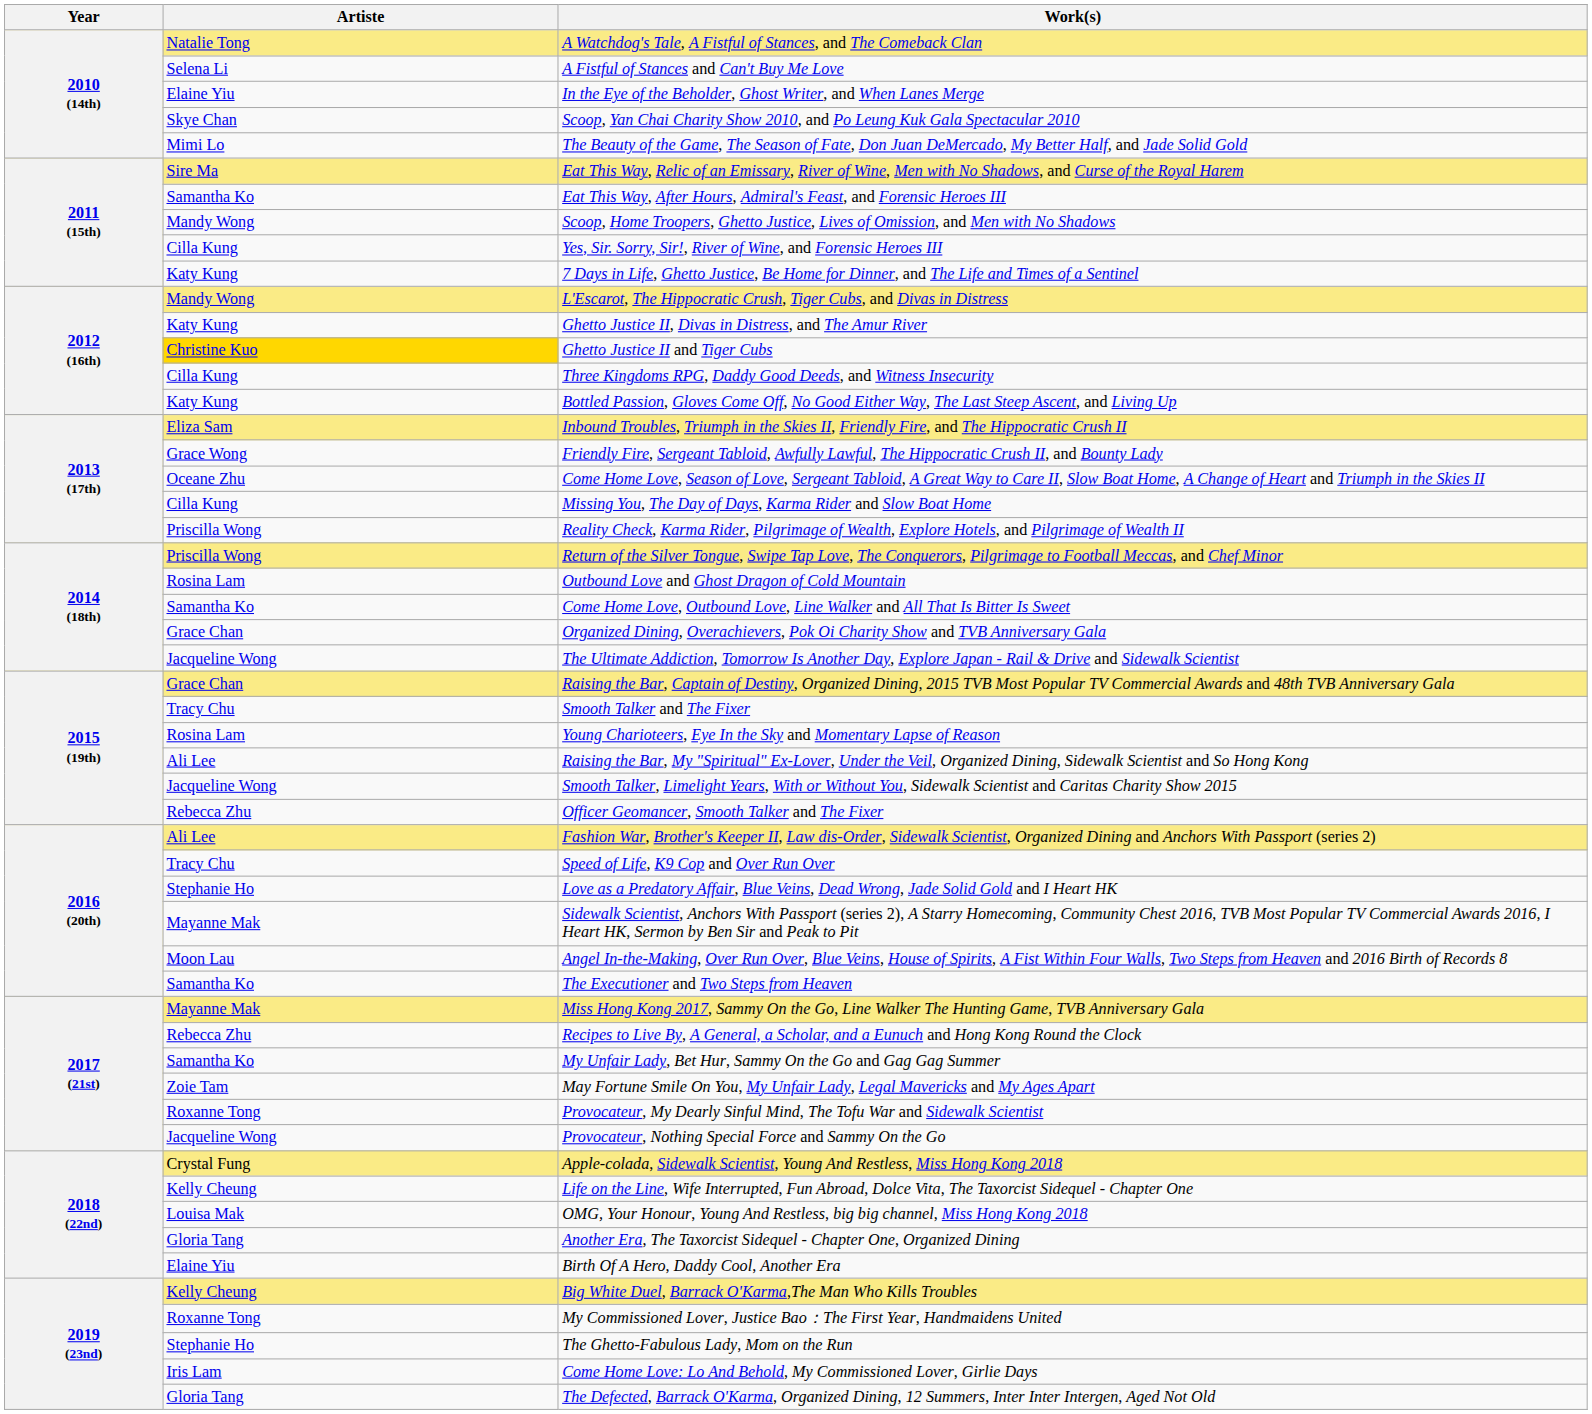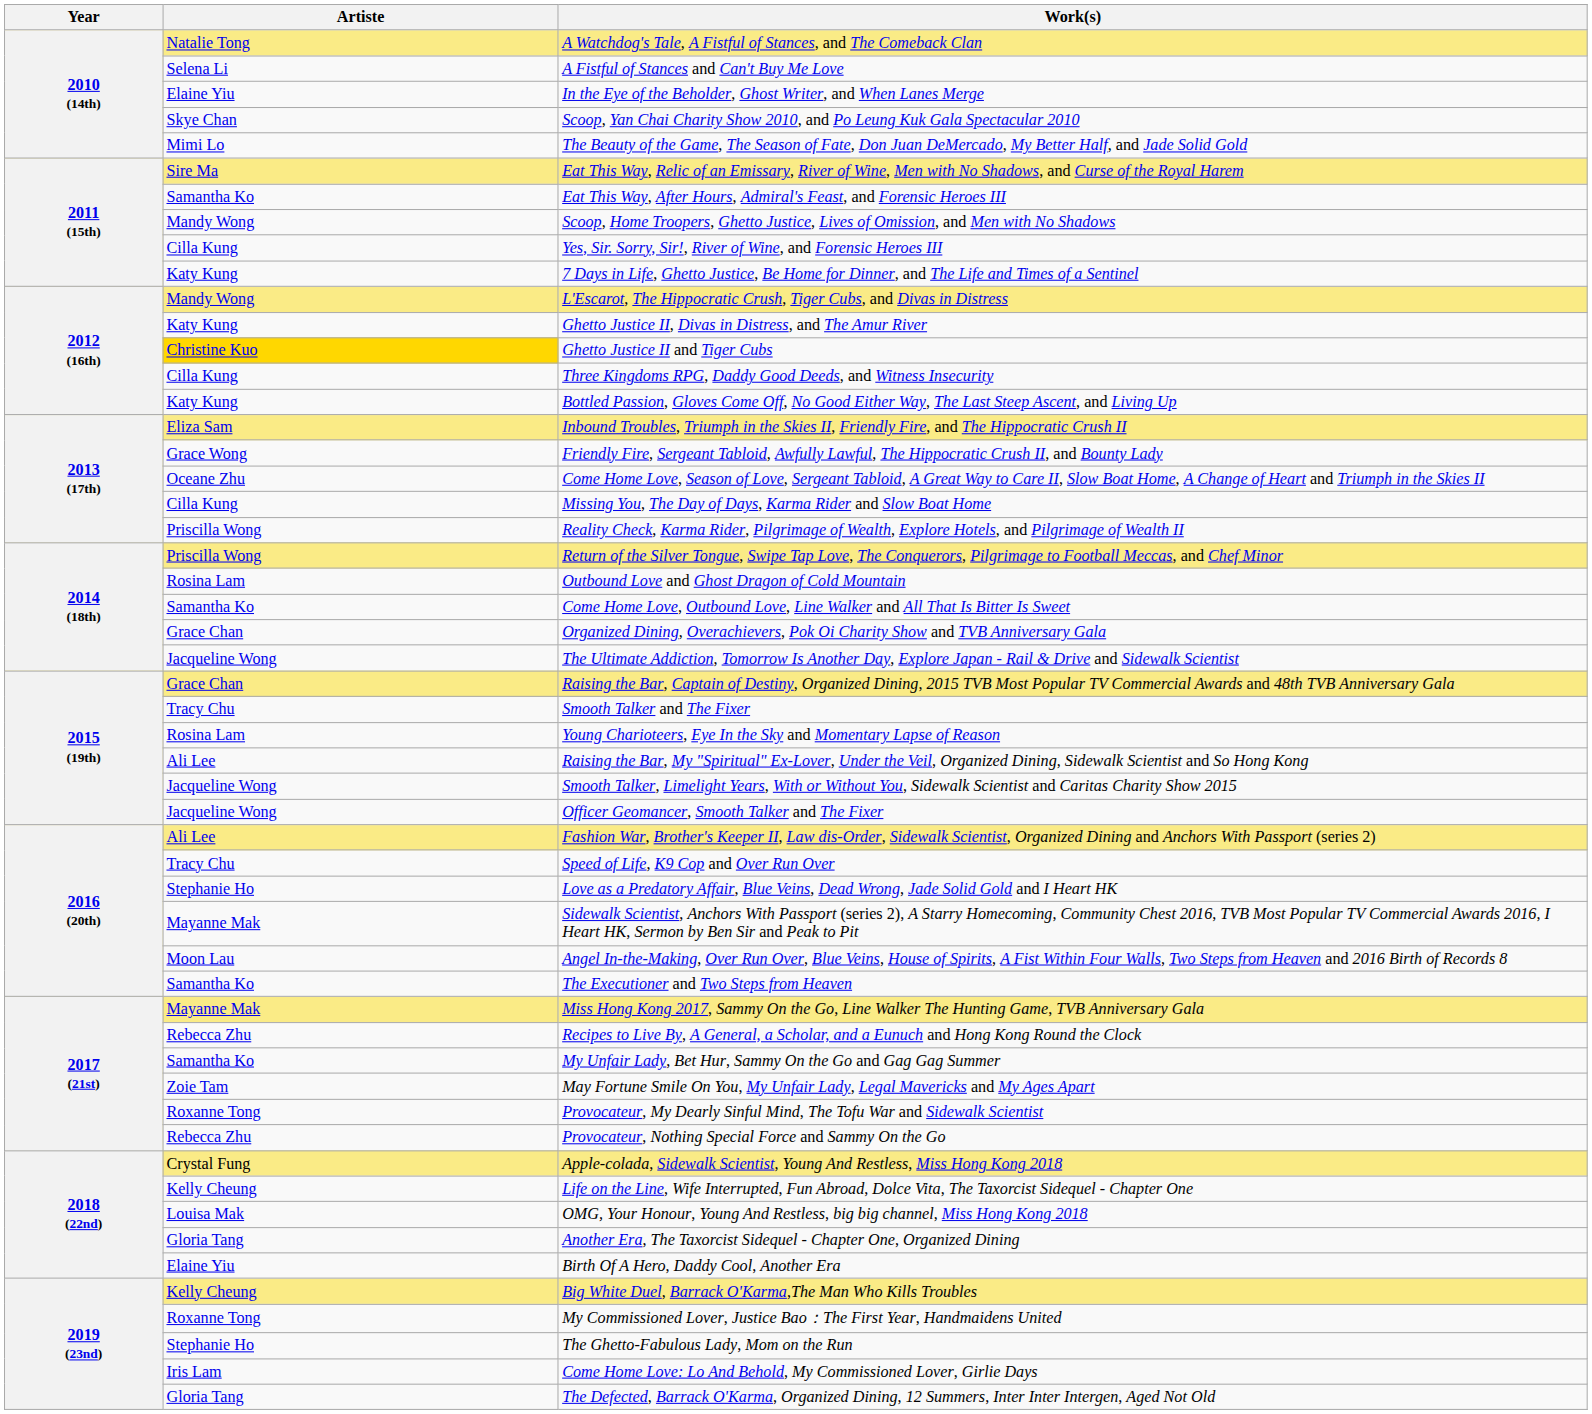(209, 811) Rebecca Zhu -> (222, 811) Jacqueline Wong
(222, 1137) Jacqueline Wong -> (209, 1137) Rebecca Zhu
